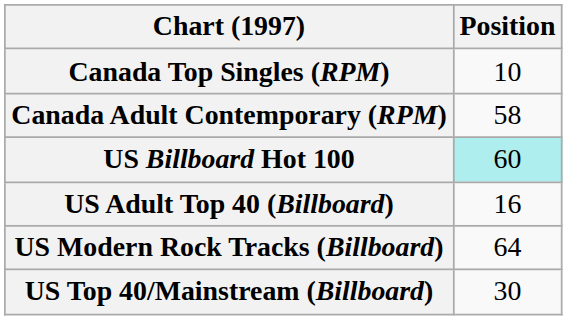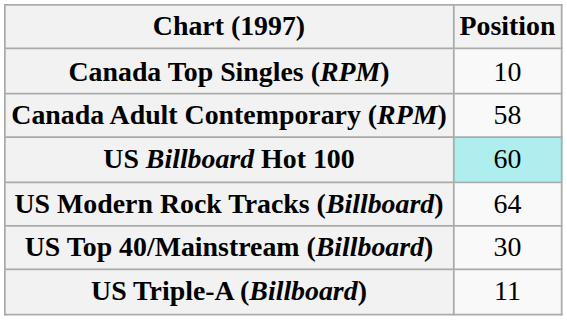- row: (229, 203)
+ row: (229, 291)
